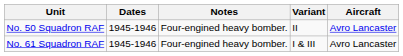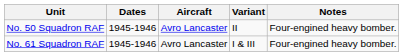columns swapped: (363, 12) <-> (224, 12)
